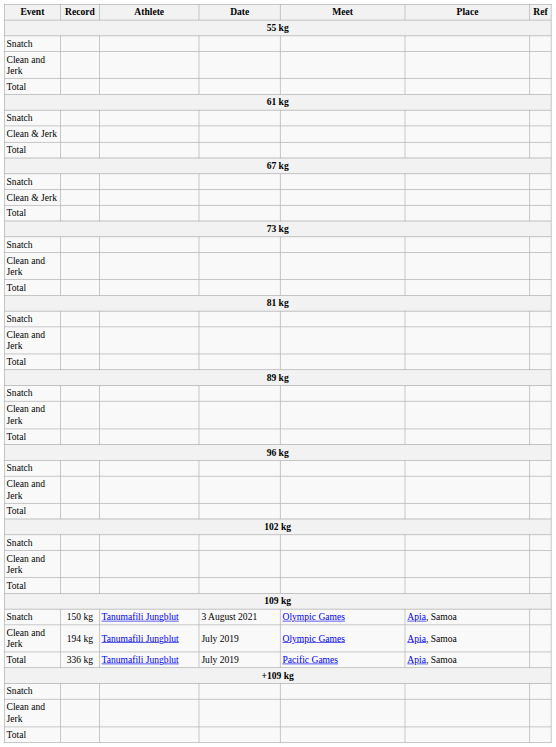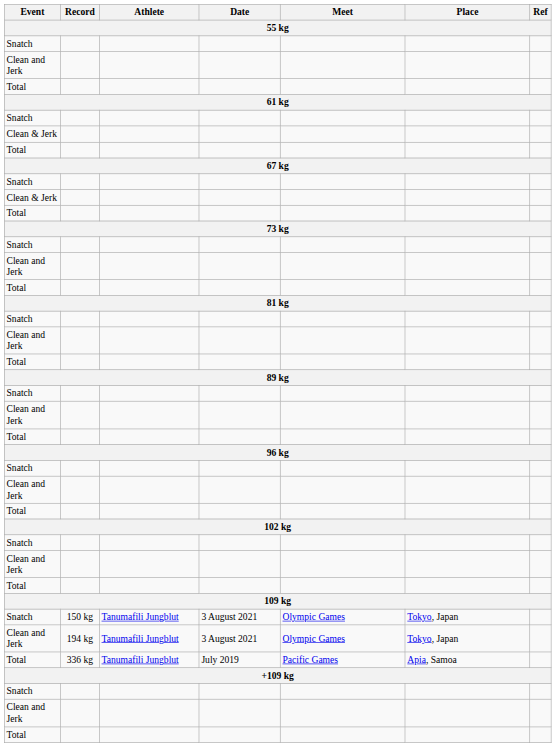(432, 617) Apia, Samoa -> (433, 617) Tokyo, Japan
(220, 638) July 2019 -> (229, 638) 3 August 2021
(432, 638) Apia, Samoa -> (433, 638) Tokyo, Japan
